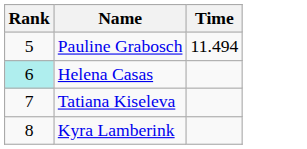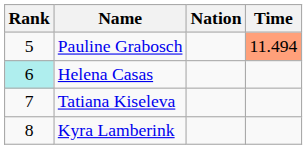+ column: (216, 18)
(214, 46) no background -> (273, 46) lightsalmon background
